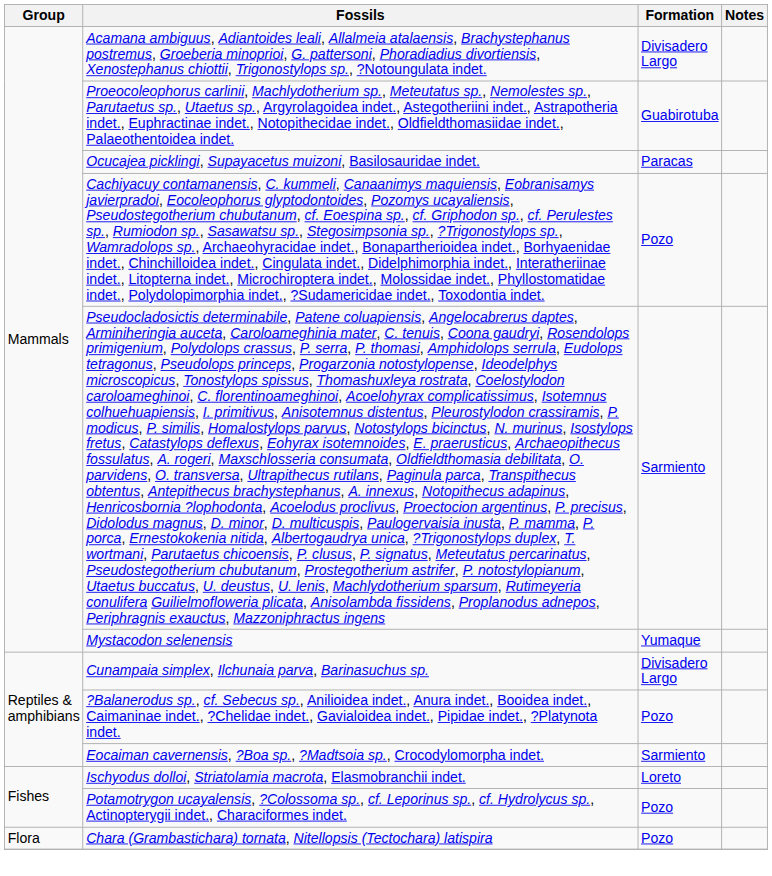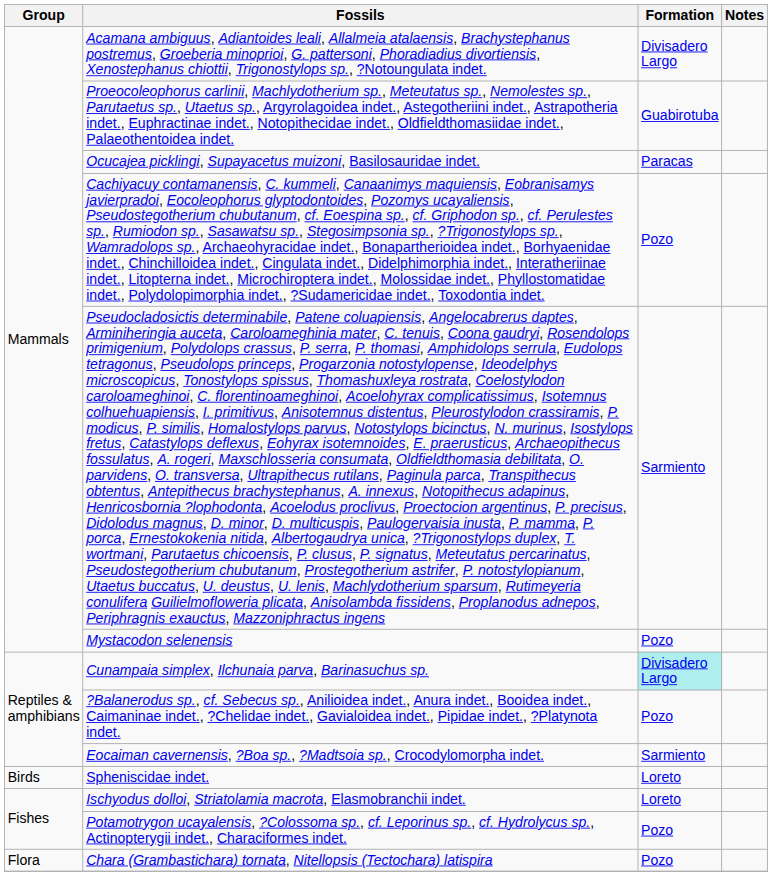(671, 640) Yumaque -> (657, 640) Pozo
(674, 670) no background -> (674, 670) paleturquoise background
+ row: (148, 777)
